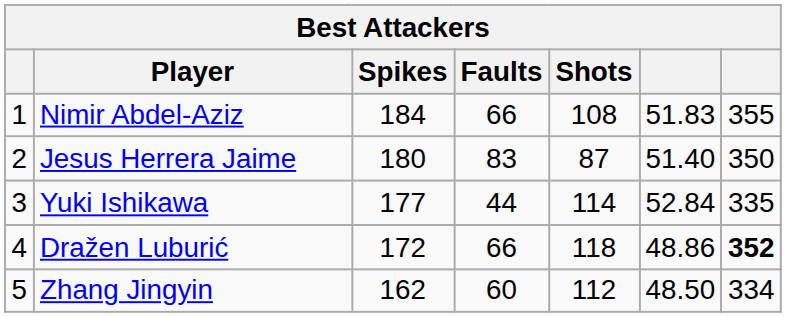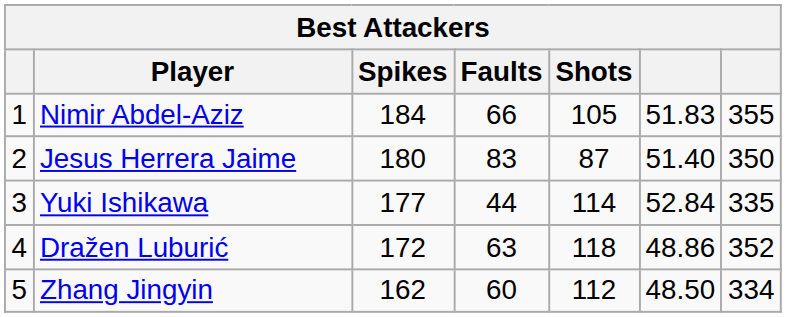(594, 115) 108 -> (594, 115) 105
(501, 247) 66 -> (501, 247) 63
(751, 247) bold -> (751, 247) normal
